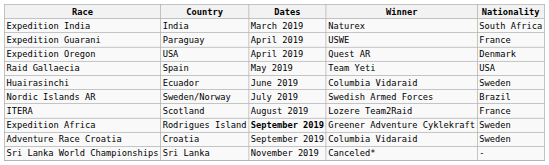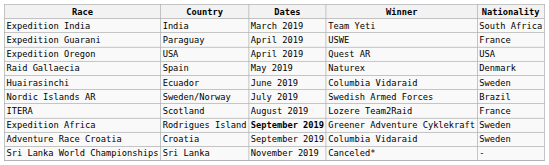(347, 26) Naturex -> (352, 26) Team Yeti
(498, 54) Denmark -> (487, 54) USA
(352, 68) Team Yeti -> (347, 68) Naturex
(487, 68) USA -> (498, 68) Denmark
